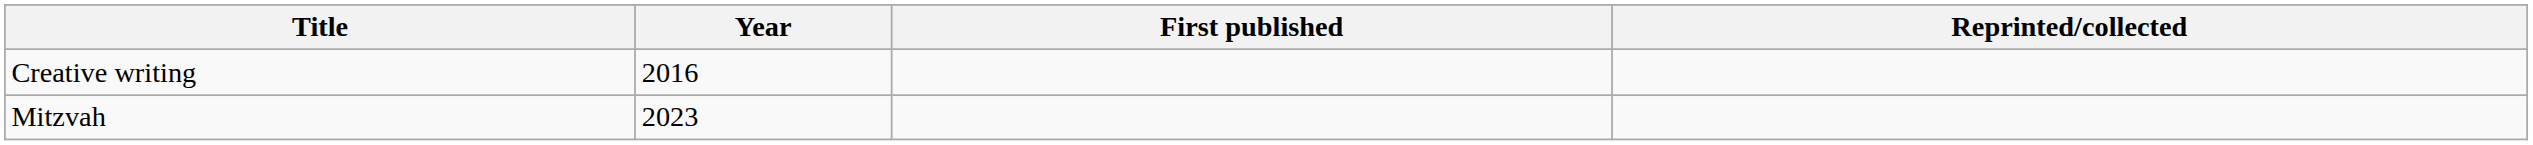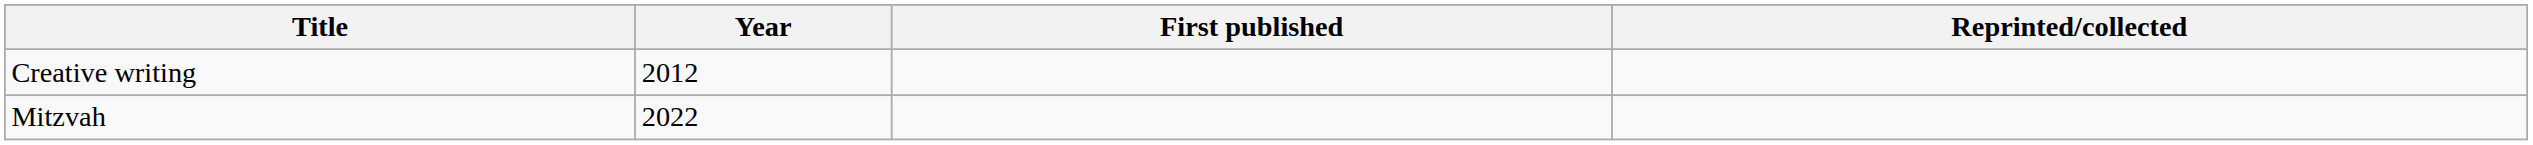(670, 71) 2016 -> (670, 71) 2012
(670, 116) 2023 -> (670, 116) 2022
